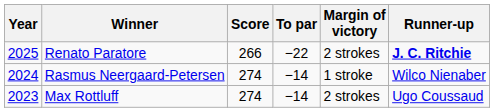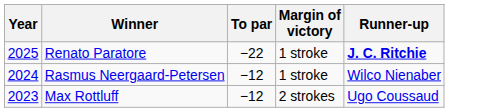- column: (250, 23)
(352, 53) 2 strokes -> (303, 53) 1 stroke
(296, 75) −14 -> (252, 75) −12
(296, 97) −14 -> (252, 97) −12
